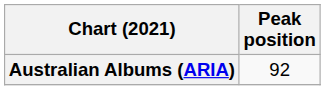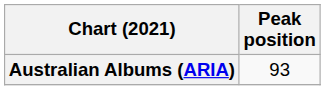(280, 69) 92 -> (280, 69) 93
